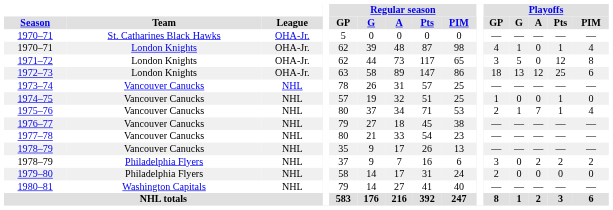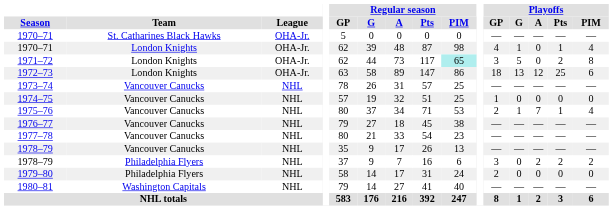(459, 60) no background -> (459, 60) paleturquoise background
(561, 60) 12 -> (561, 60) 2
(561, 98) 1 -> (561, 98) 0
